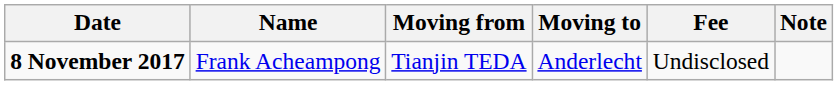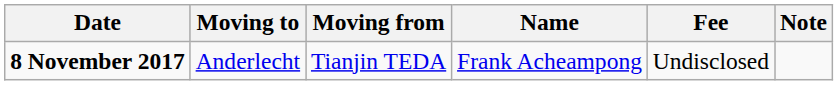columns swapped: (288, 23) <-> (590, 23)
